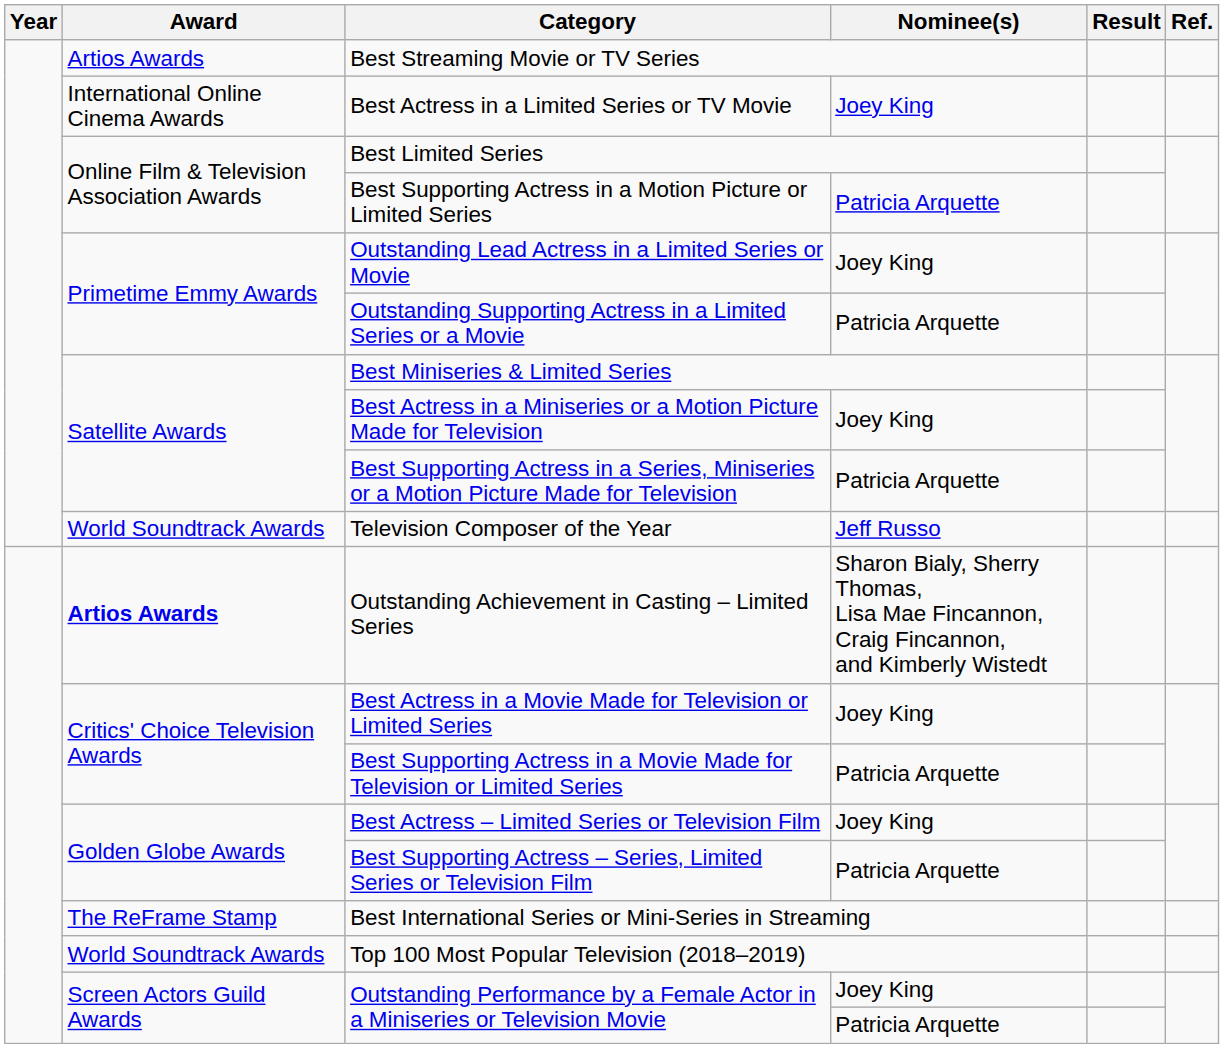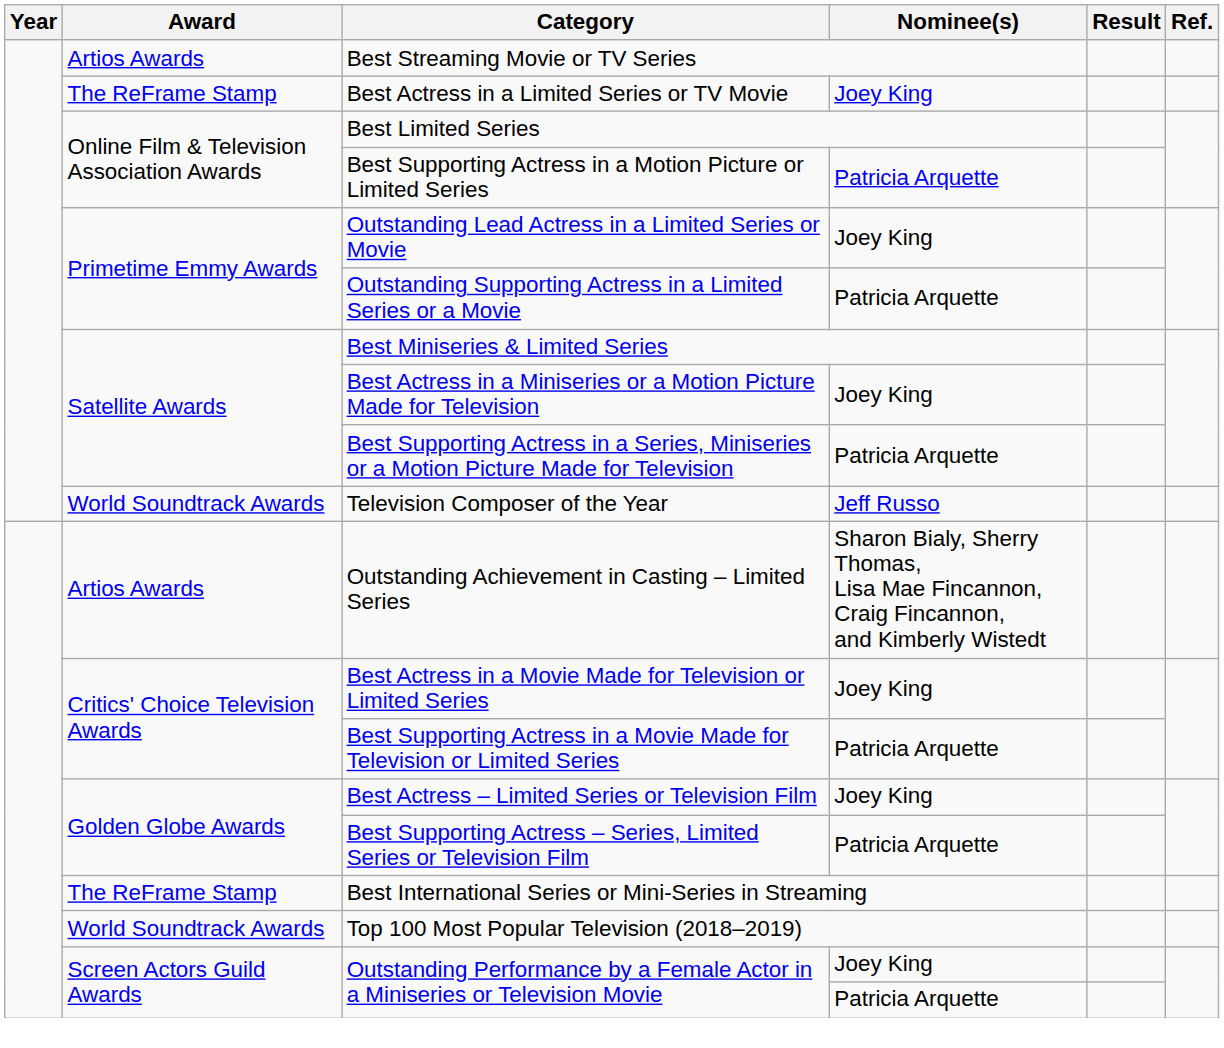(165, 105) International Online Cinema Awards -> (172, 93) The ReFrame Stamp
(143, 614) bold -> (136, 589) normal
